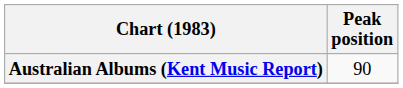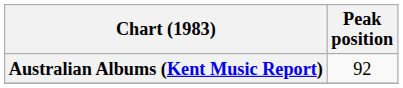(362, 68) 90 -> (362, 68) 92
